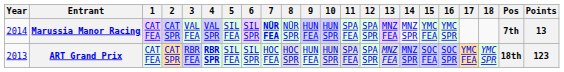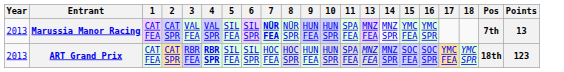- column: (370, 12)
(17, 31) 2014 -> (17, 31) 2013
